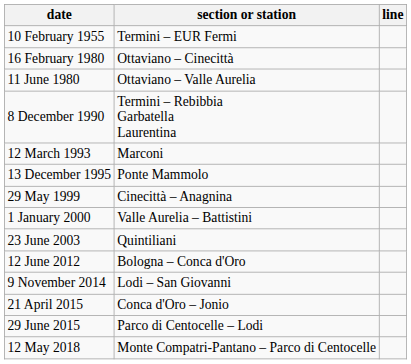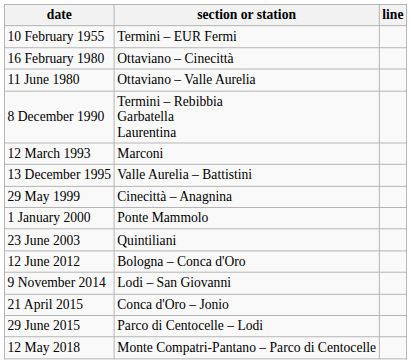(163, 175) Ponte Mammolo -> (185, 175) Valle Aurelia – Battistini
(185, 218) Valle Aurelia – Battistini -> (163, 218) Ponte Mammolo
